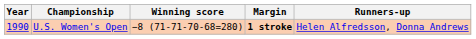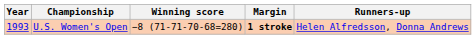(18, 27) 1990 -> (18, 27) 1993
